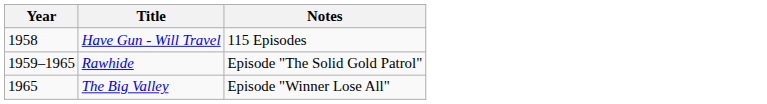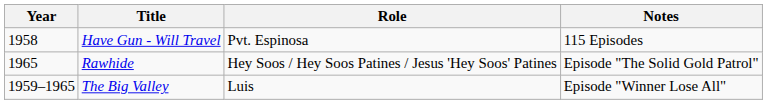+ column: (392, 16)
(41, 63) 1959–1965 -> (23, 63) 1965
(23, 87) 1965 -> (41, 87) 1959–1965
